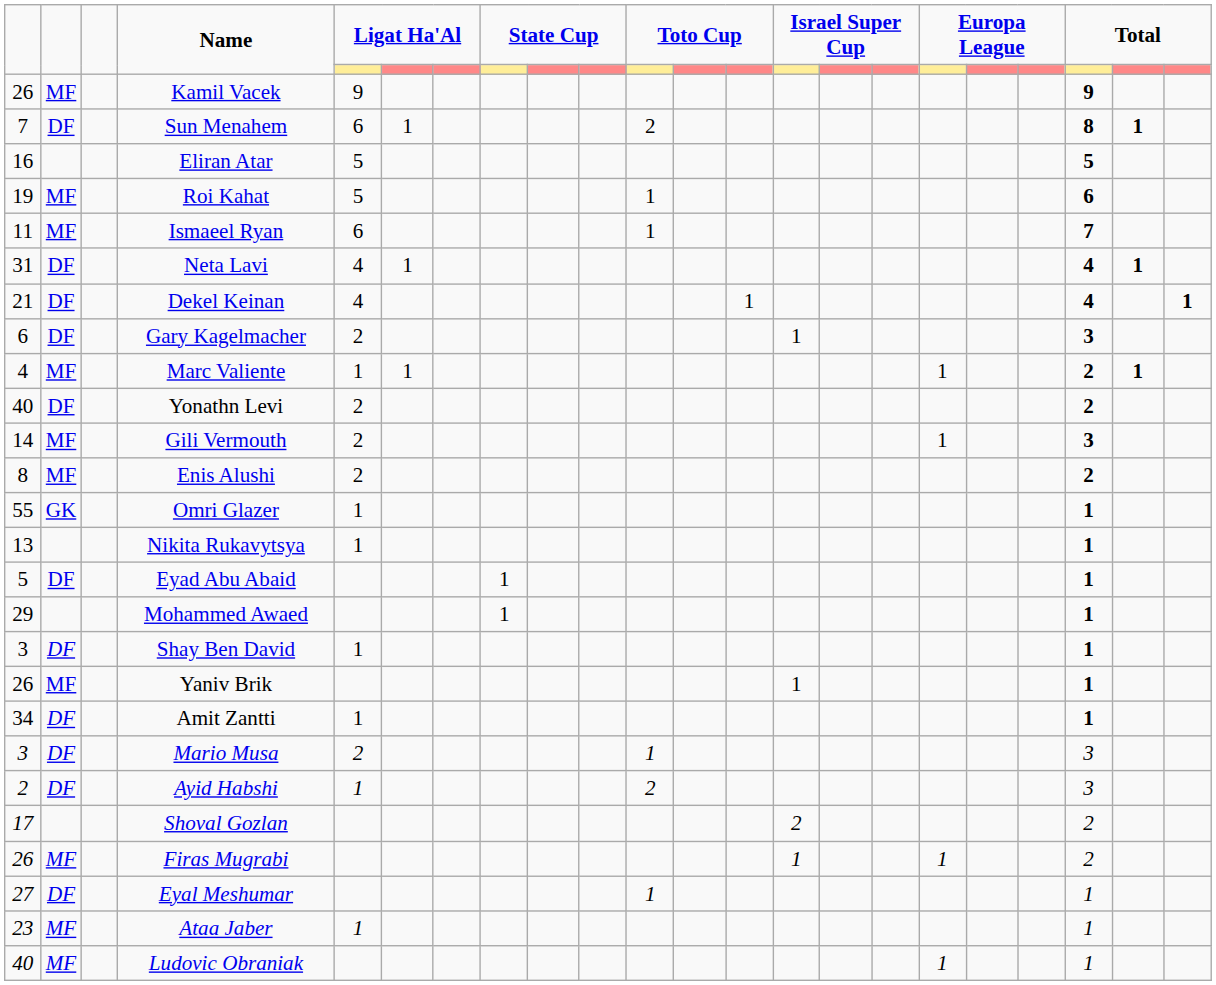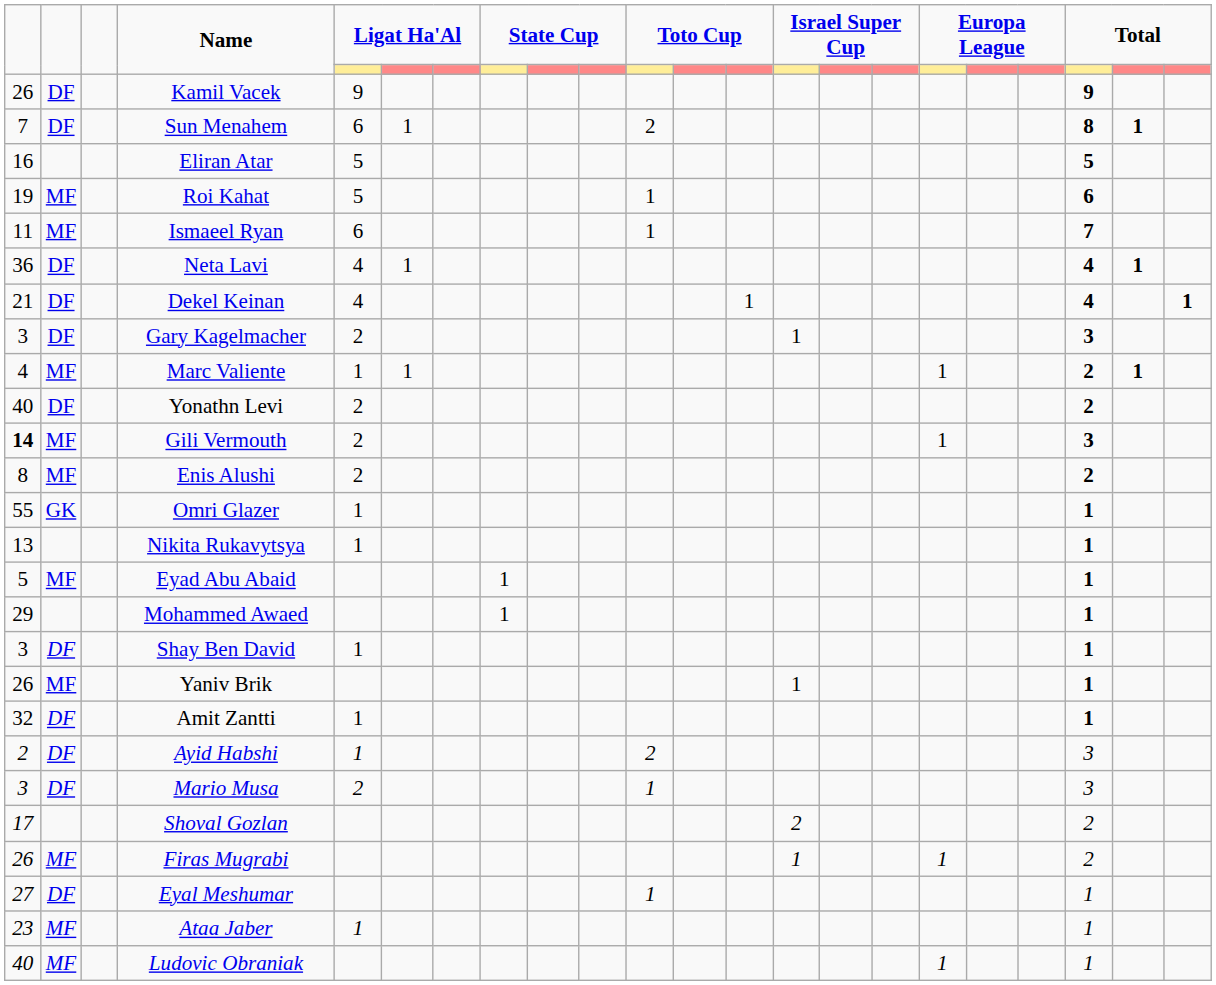(61, 91) MF -> (61, 91) DF
(23, 265) 31 -> (23, 265) 36
(23, 335) 6 -> (23, 335) 3
(23, 440) normal -> (23, 440) bold
(61, 579) DF -> (61, 579) MF
(23, 718) 34 -> (23, 718) 32
rows swapped: (226, 788) <-> (226, 753)
